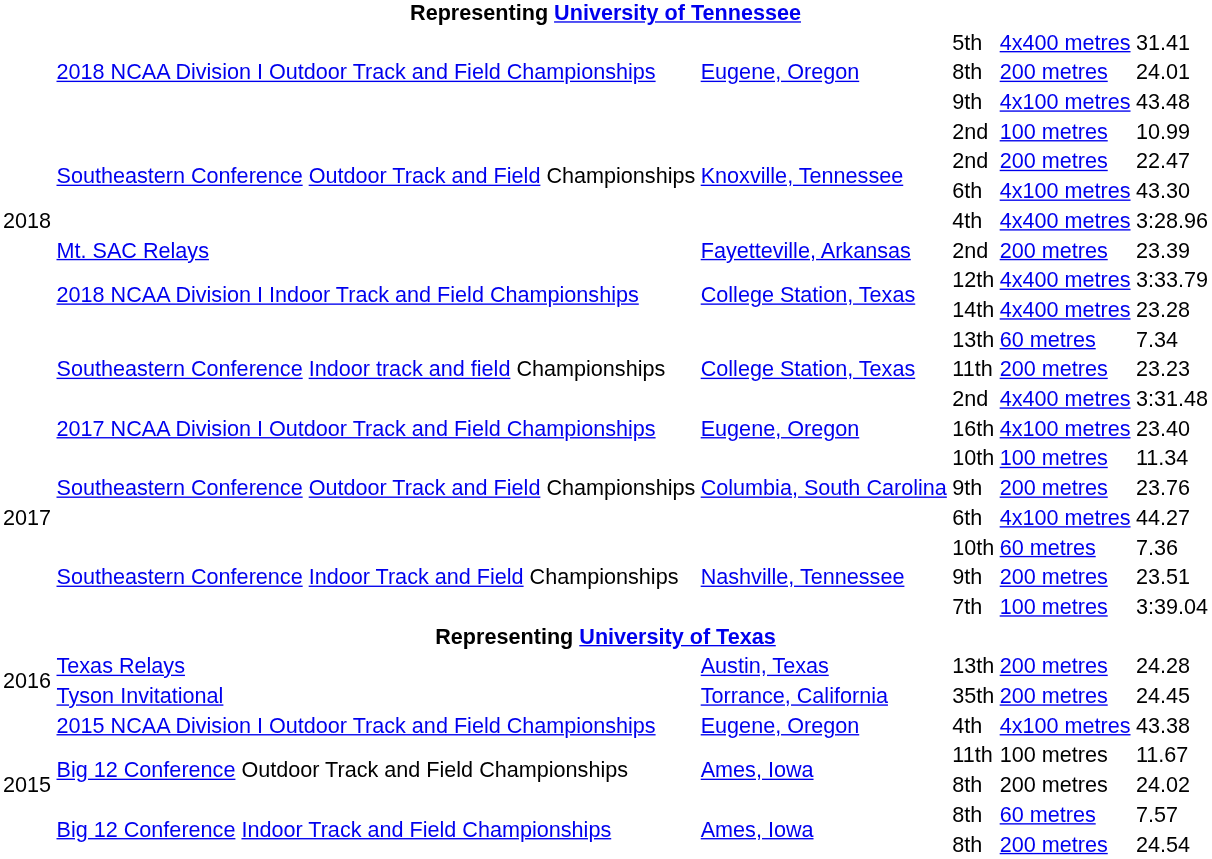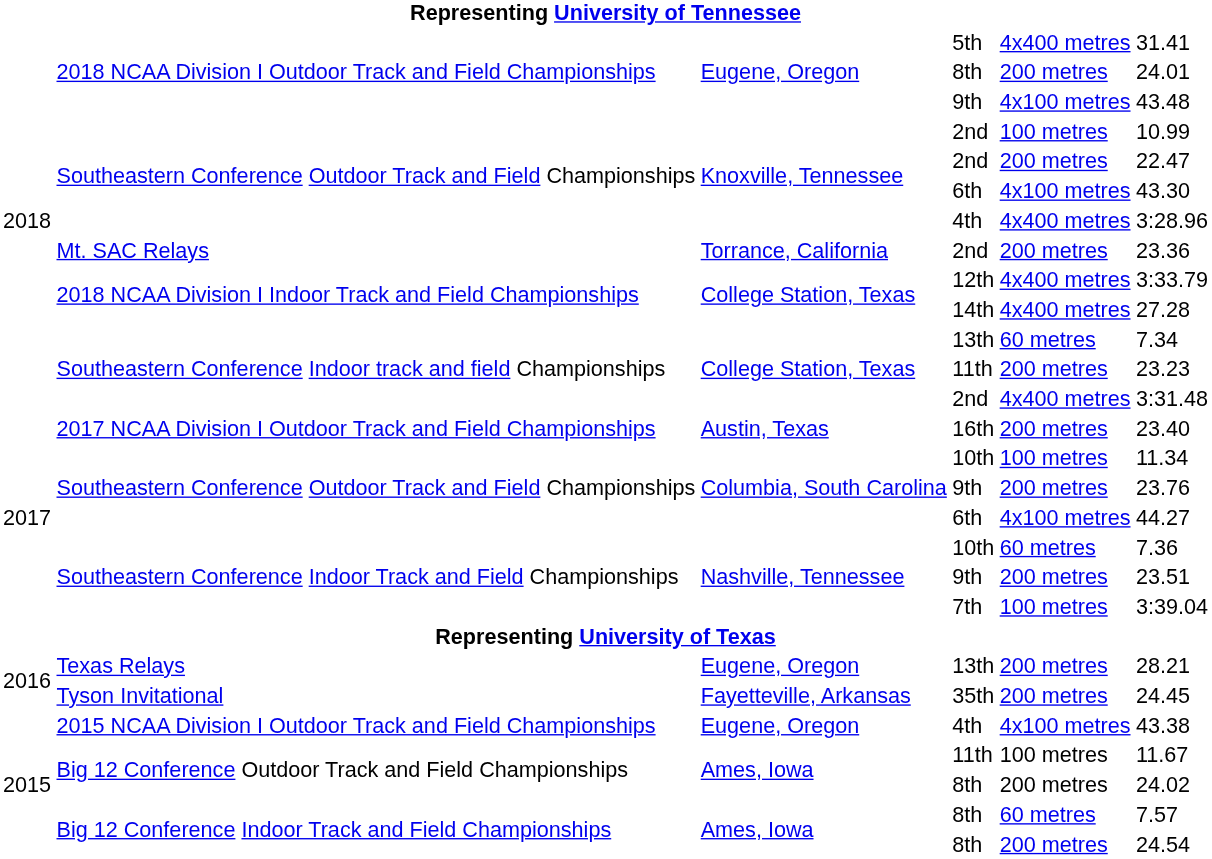(806, 250) Fayetteville, Arkansas -> (794, 250) Torrance, California
(1163, 250) 23.39 -> (1163, 250) 23.36
(1163, 310) 23.28 -> (1163, 310) 27.28
(780, 428) Eugene, Oregon -> (765, 428) Austin, Texas
(1065, 428) 4x100 metres -> (1054, 428) 200 metres
(765, 666) Austin, Texas -> (780, 666) Eugene, Oregon
(1163, 666) 24.28 -> (1163, 666) 28.21
(794, 696) Torrance, California -> (806, 696) Fayetteville, Arkansas
